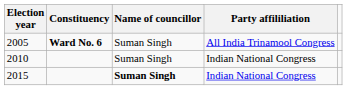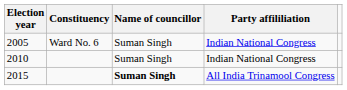(76, 42) bold -> (74, 42) normal
(270, 42) All India Trinamool Congress -> (261, 42) Indian National Congress
(261, 76) Indian National Congress -> (270, 76) All India Trinamool Congress
